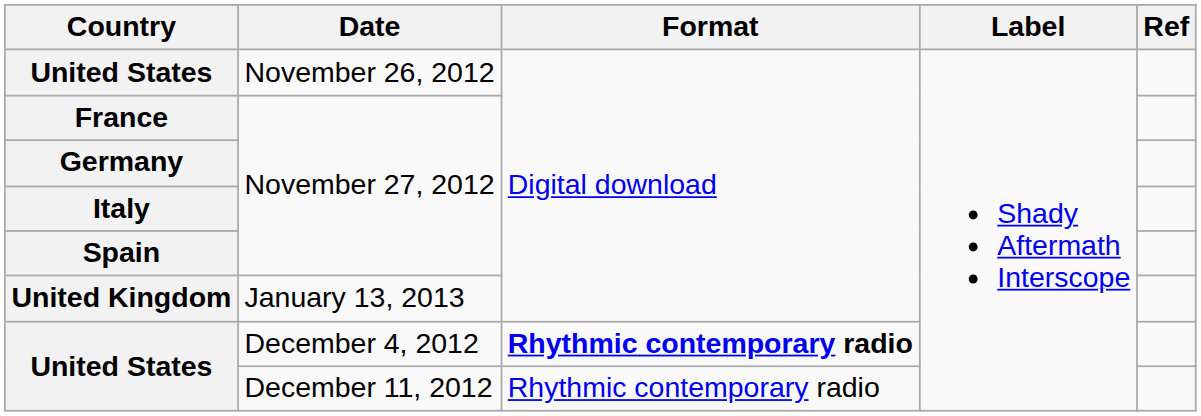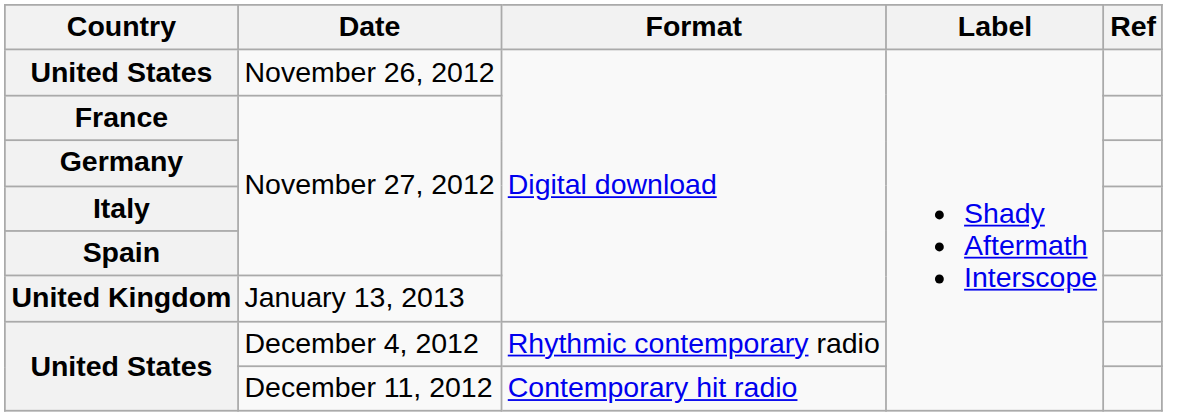(710, 343) bold -> (694, 343) normal
(694, 388) Rhythmic contemporary radio -> (653, 388) Contemporary hit radio
